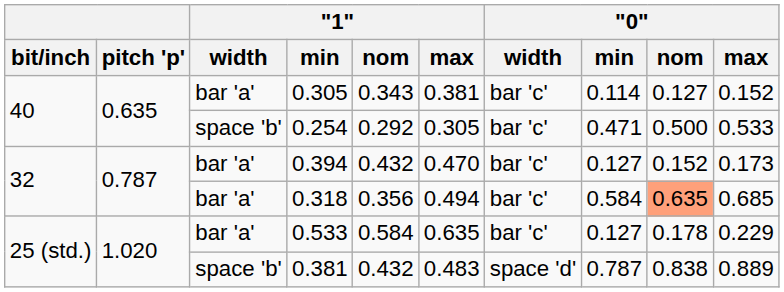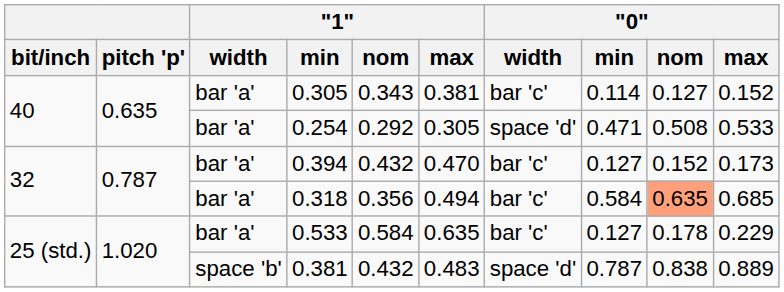(239, 127) space 'b' -> (225, 127) bar 'a'
(519, 127) bar 'c' -> (533, 127) space 'd'
(680, 127) 0.500 -> (680, 127) 0.508
